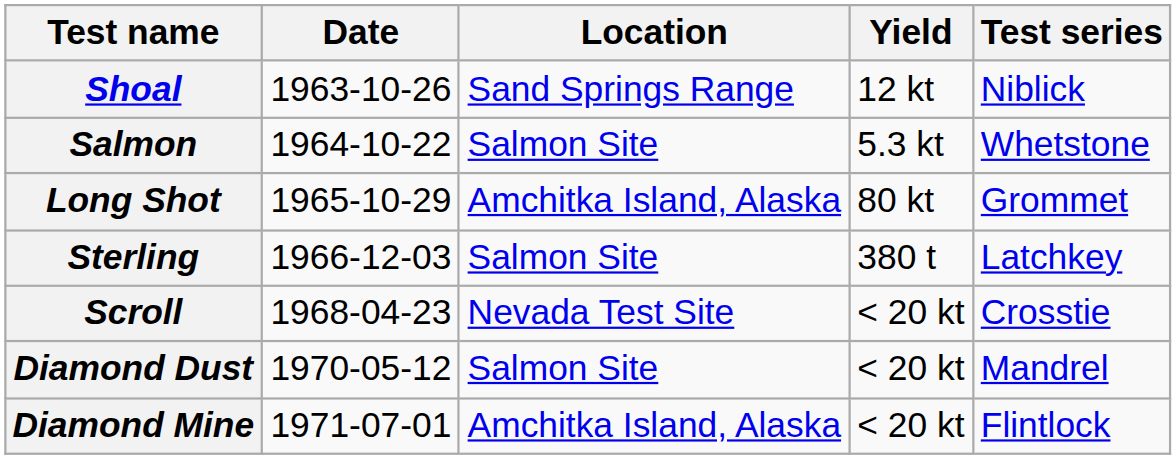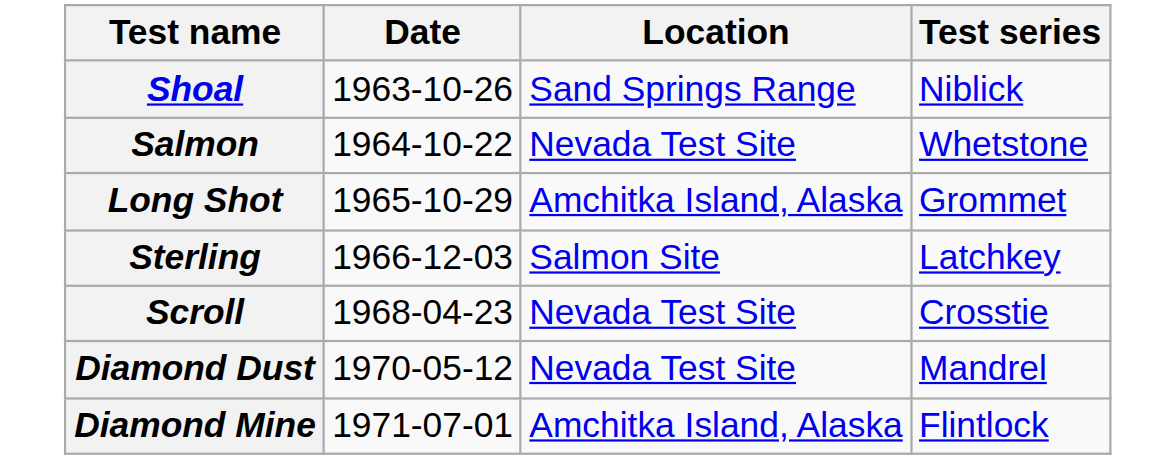- column: (911, 32)
(563, 144) Salmon Site -> (663, 144) Nevada Test Site
(563, 369) Salmon Site -> (663, 369) Nevada Test Site
